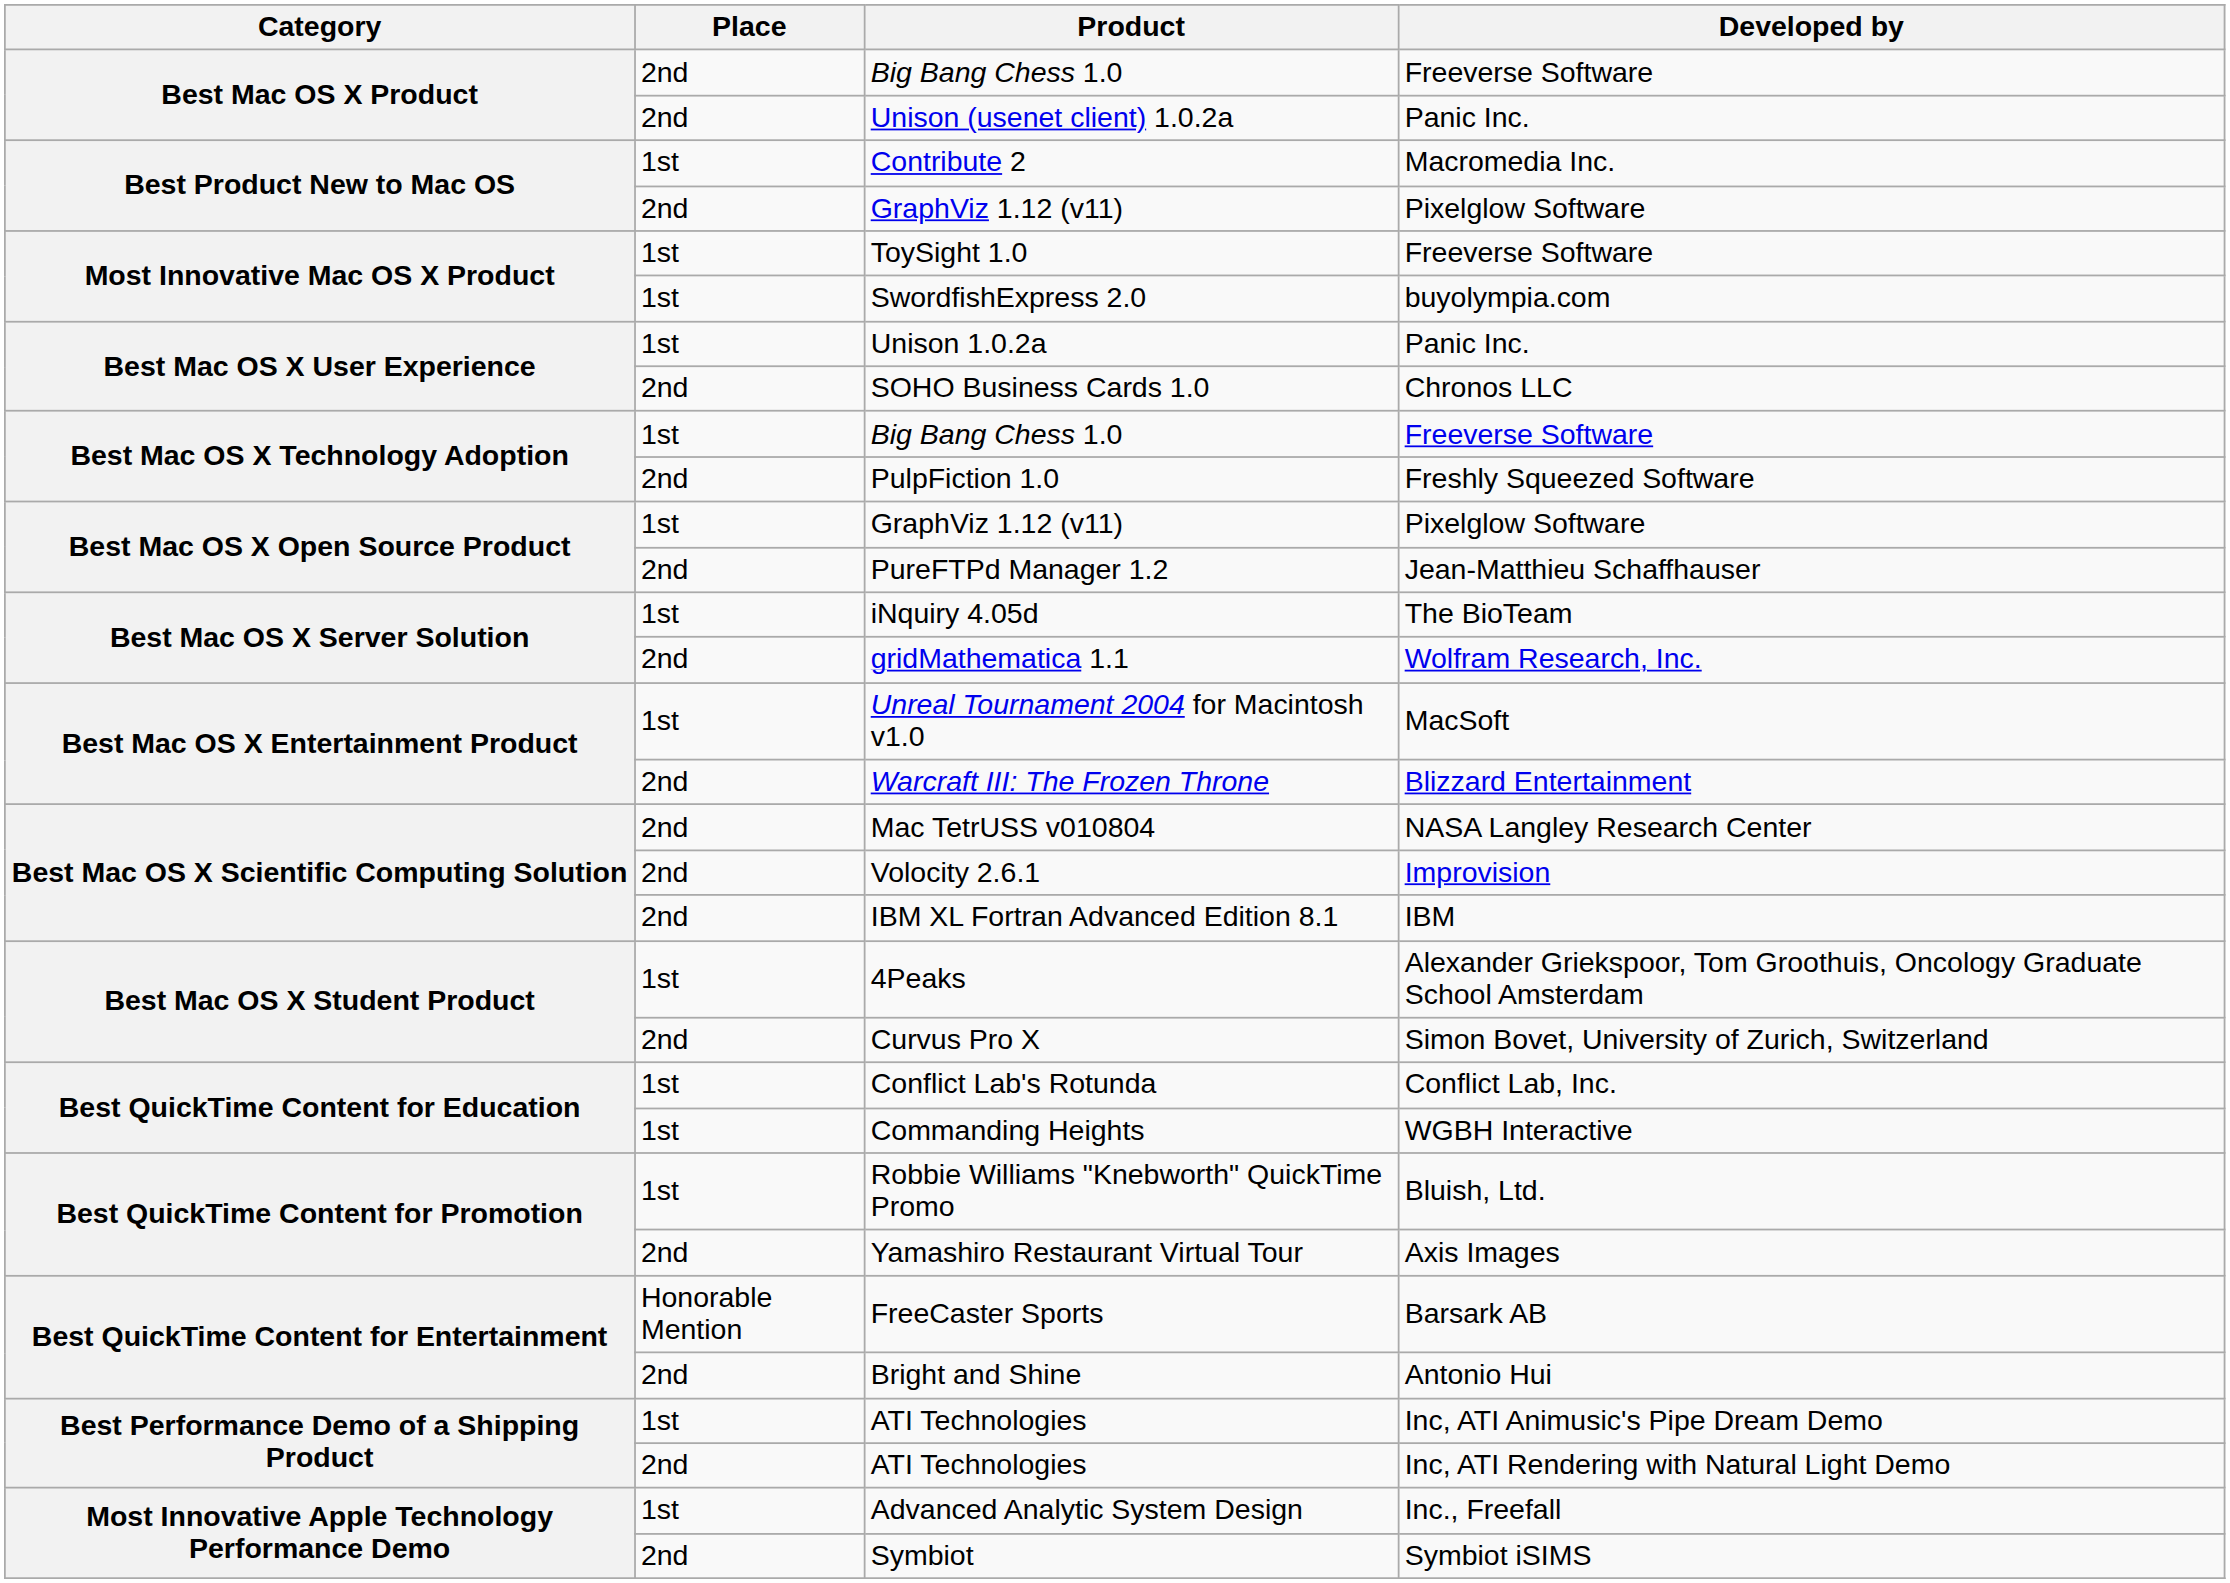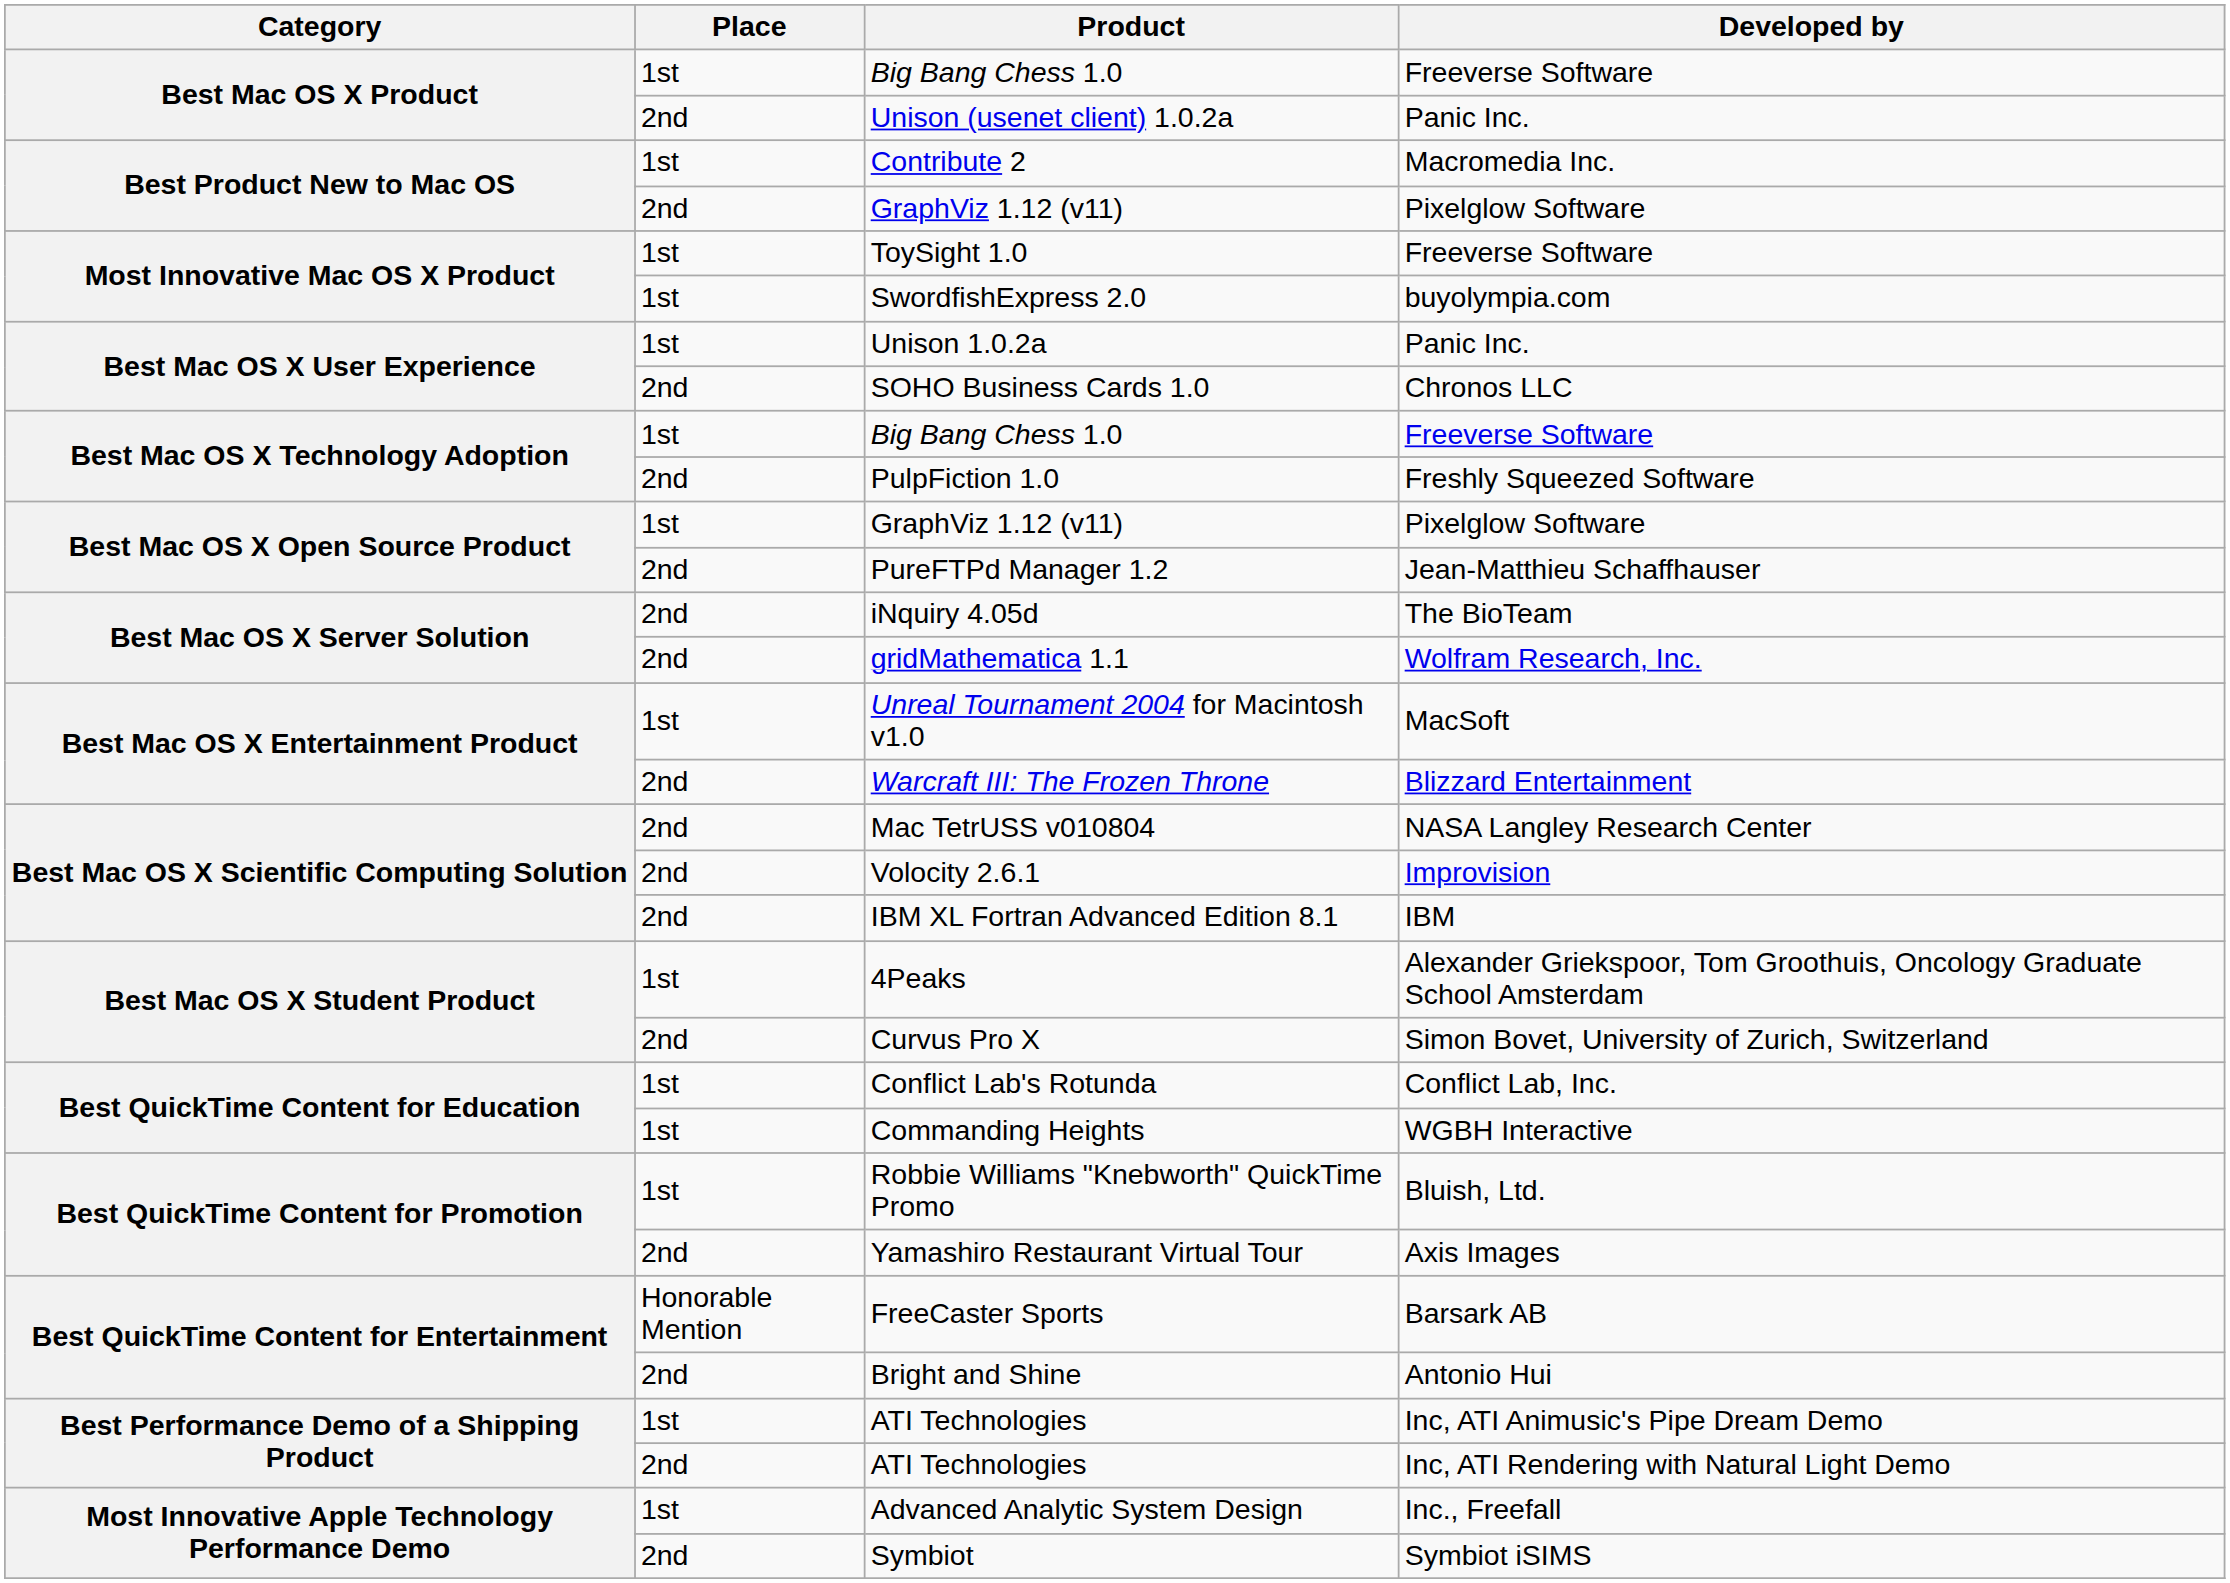(665, 72) 2nd -> (660, 72) 1st
(660, 614) 1st -> (665, 614) 2nd
